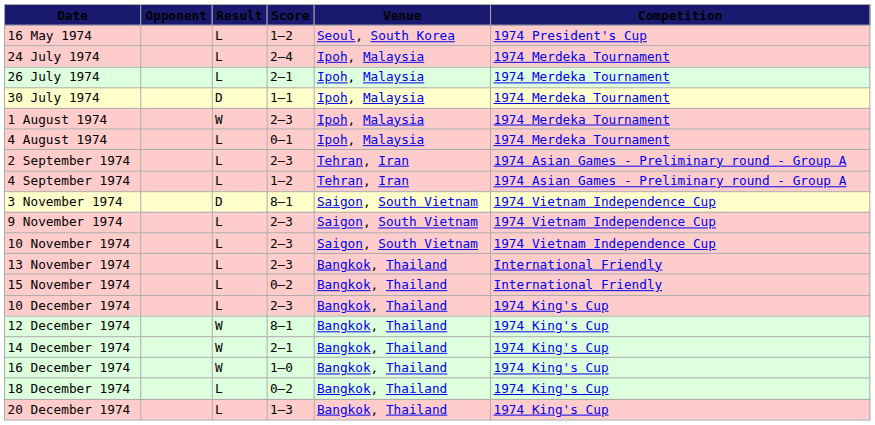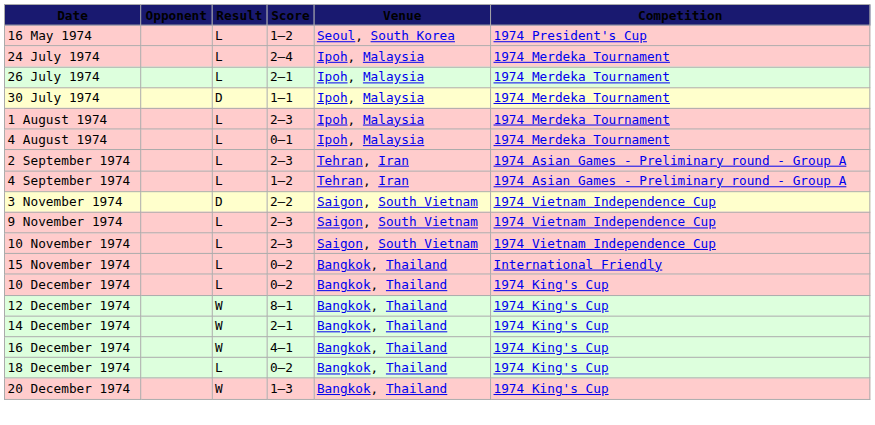(219, 119) W -> (219, 119) L
(281, 202) 8–1 -> (281, 202) 2–2
- row: (69, 264)
(281, 306) 2–3 -> (281, 285) 0–2
(281, 368) 1–0 -> (281, 347) 4–1
(219, 409) L -> (219, 389) W
